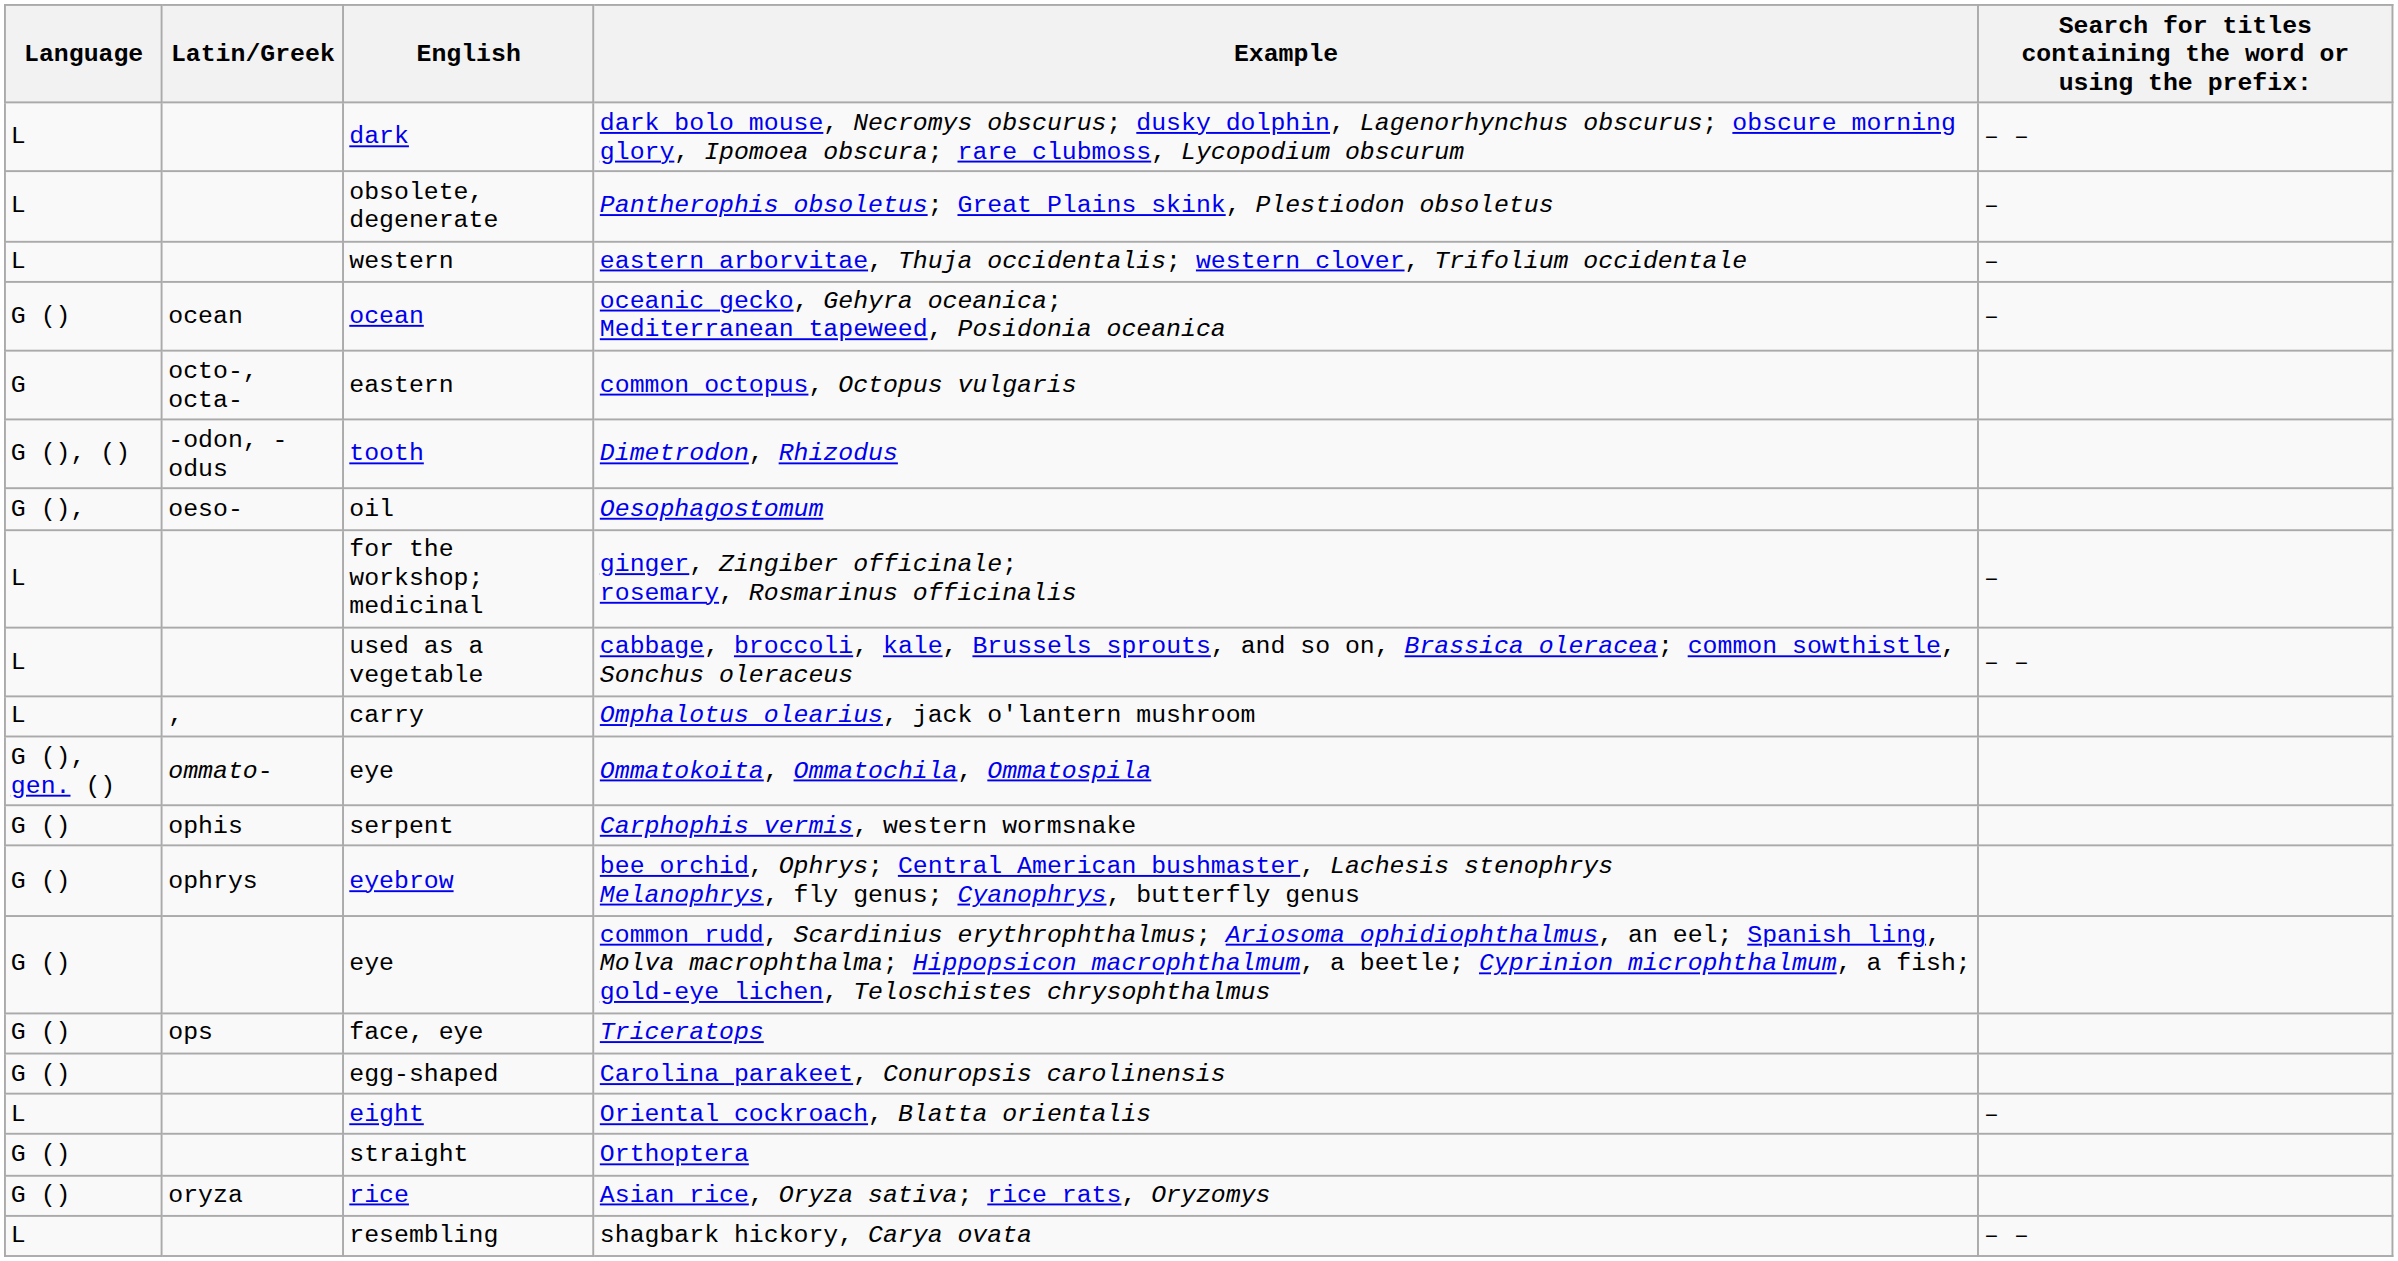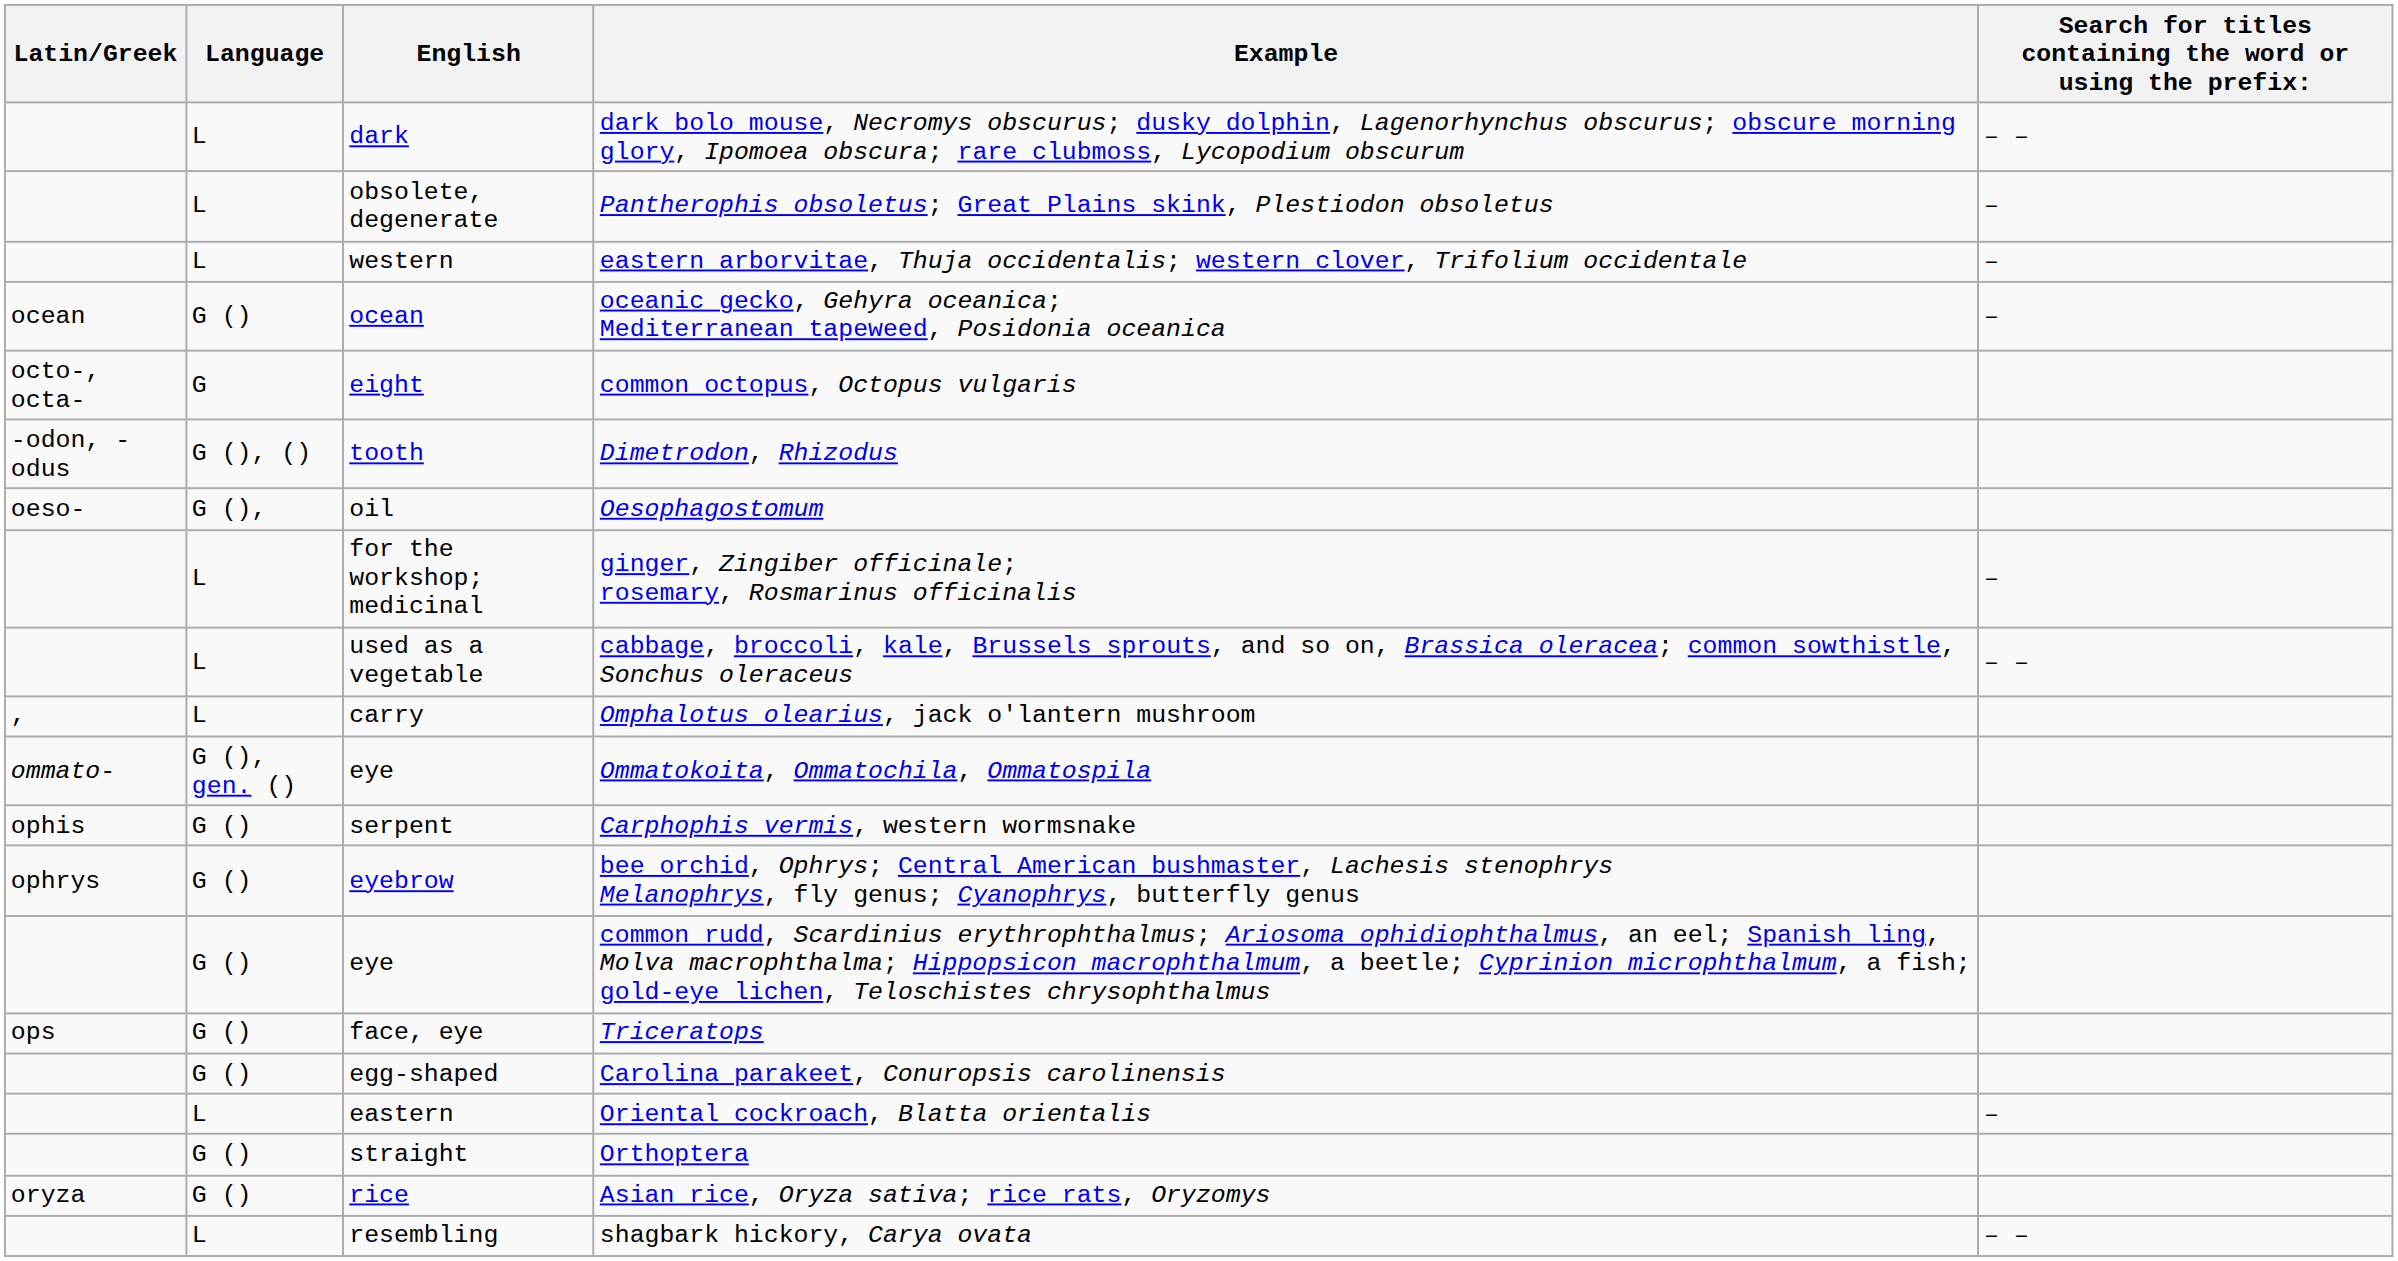columns swapped: (253, 54) <-> (84, 54)
(401, 385) eastern -> (387, 385) eight
(387, 1114) eight -> (401, 1114) eastern
